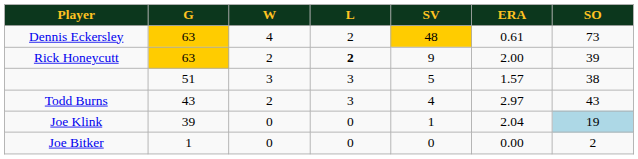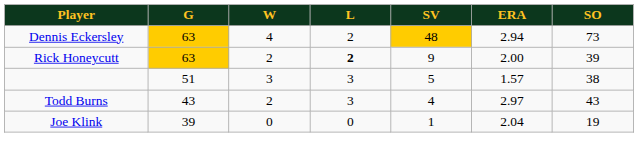(512, 36) 0.61 -> (512, 36) 2.94
(593, 121) lightblue background -> (593, 121) no background
- row: (76, 143)
